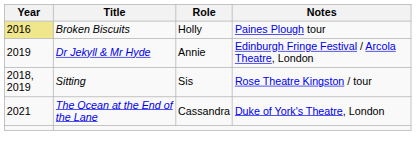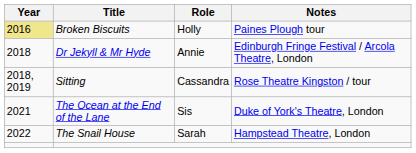(19, 53) 2019 -> (19, 53) 2018
(186, 82) Sis -> (203, 82) Cassandra
(204, 111) Cassandra -> (185, 111) Sis
+ row: (95, 134)
